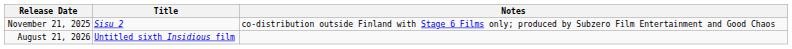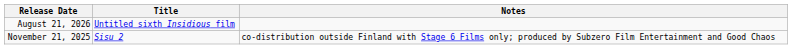rows swapped: (49, 24) <-> (54, 37)
